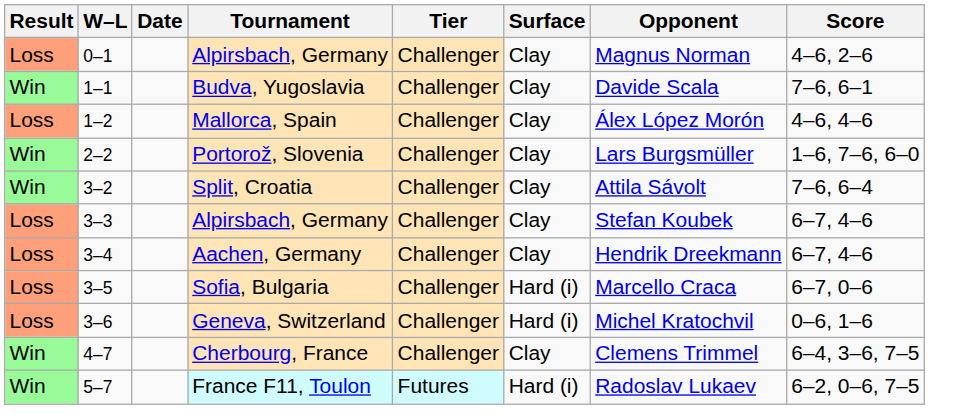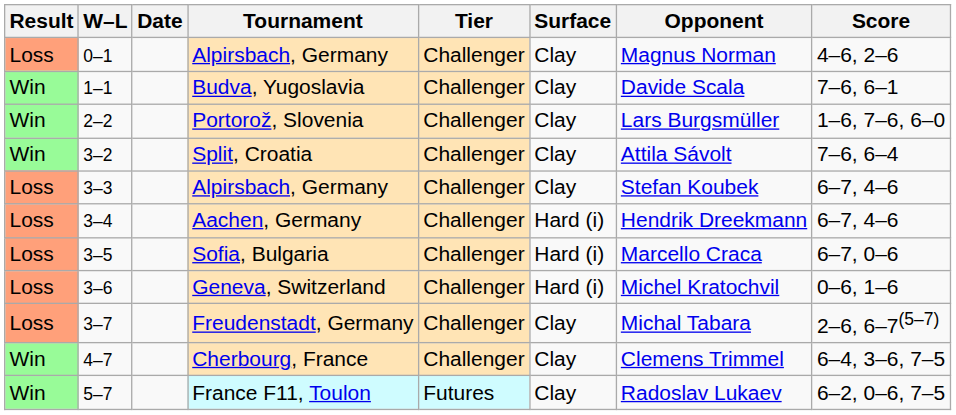- row: (98, 122)
(530, 253) Clay -> (569, 220) Hard (i)
+ row: (98, 324)
(544, 386) Hard (i) -> (555, 392) Clay
